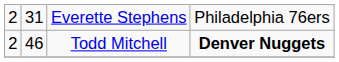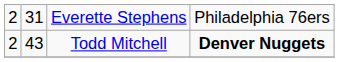(34, 43) 46 -> (34, 43) 43
